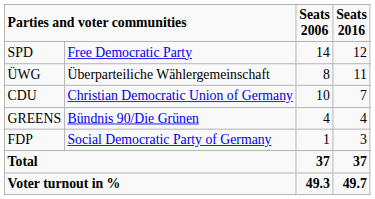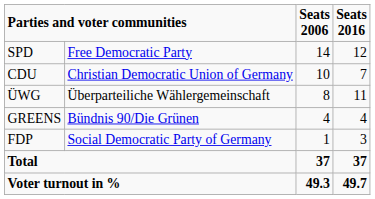rows swapped: (22, 96) <-> (24, 74)
